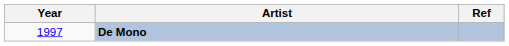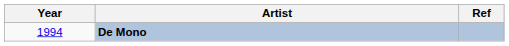(50, 31) 1997 -> (50, 31) 1994
